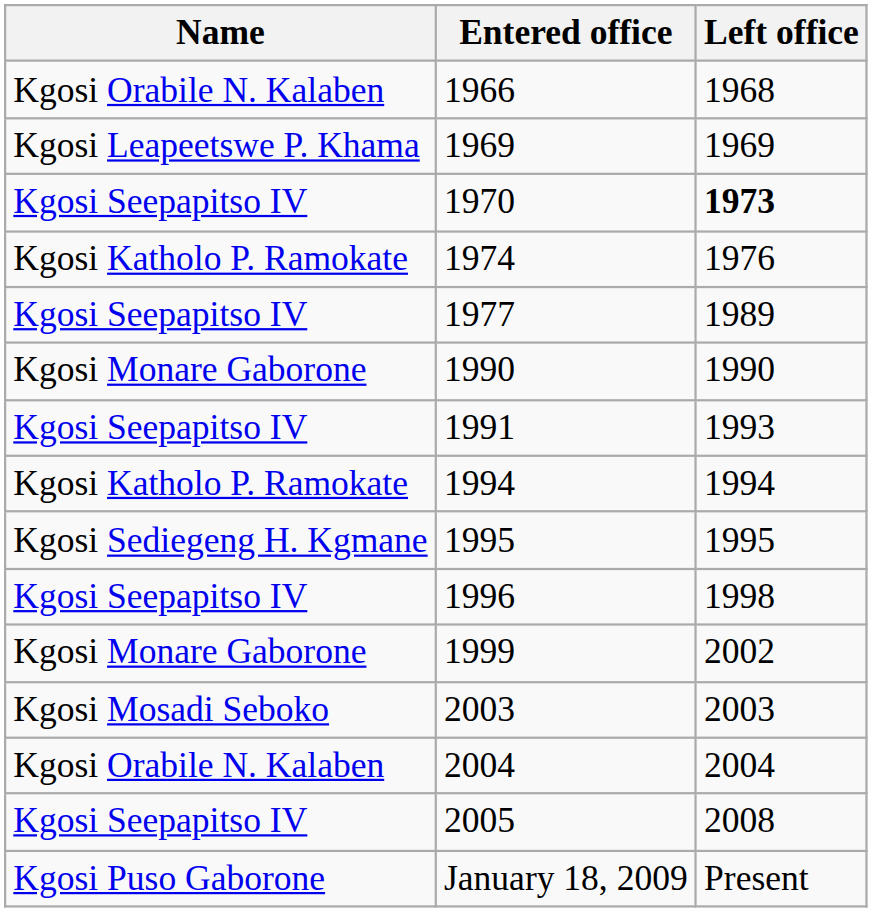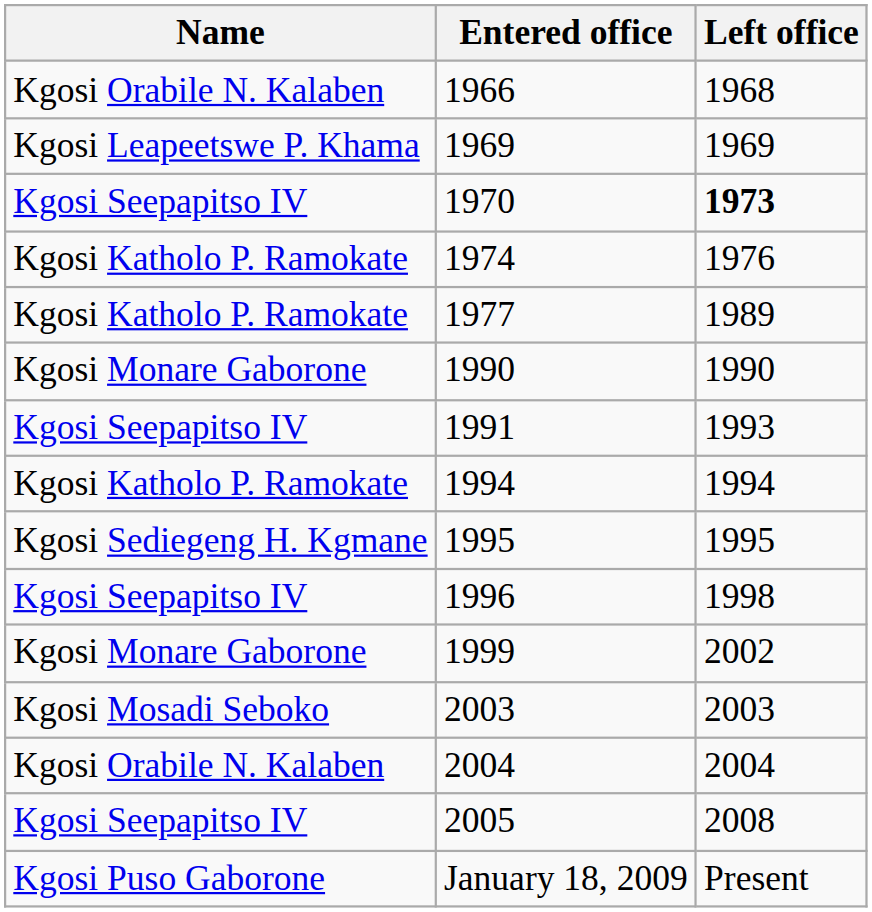(160, 314) Kgosi Seepapitso IV -> (211, 314) Kgosi Katholo P. Ramokate
